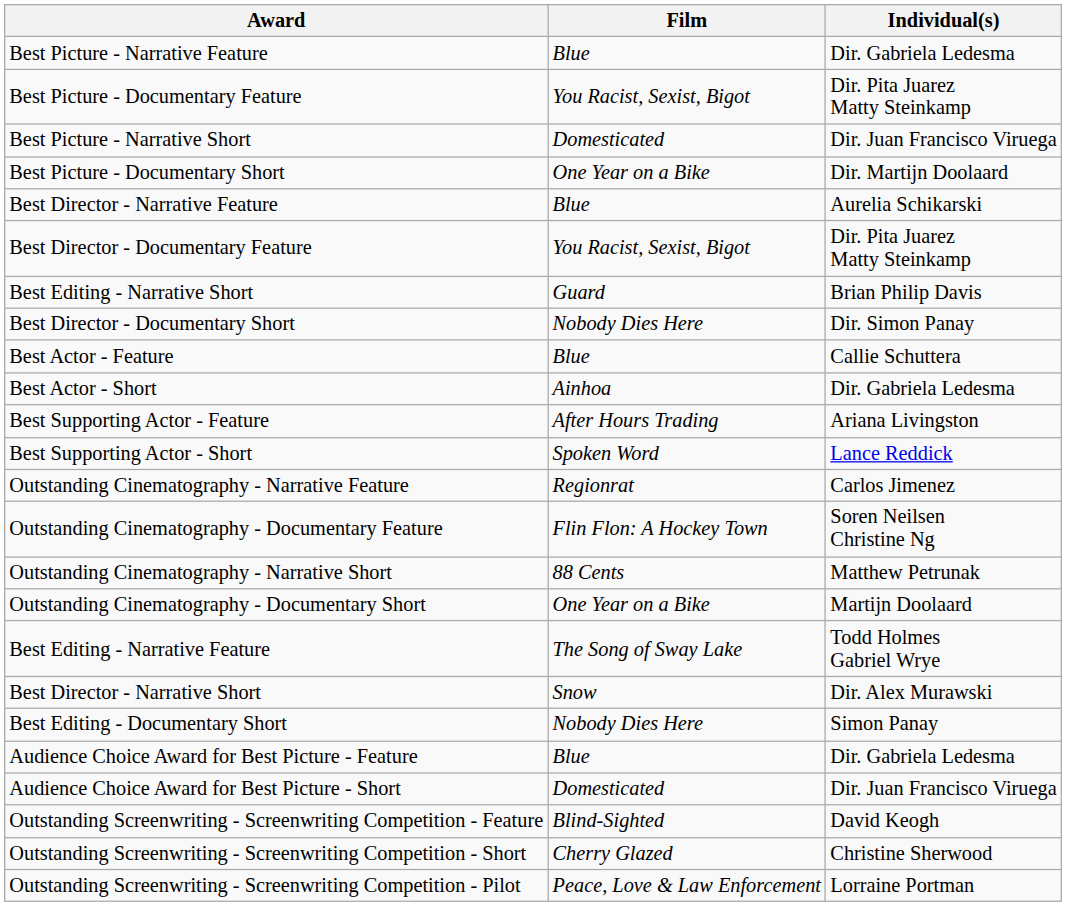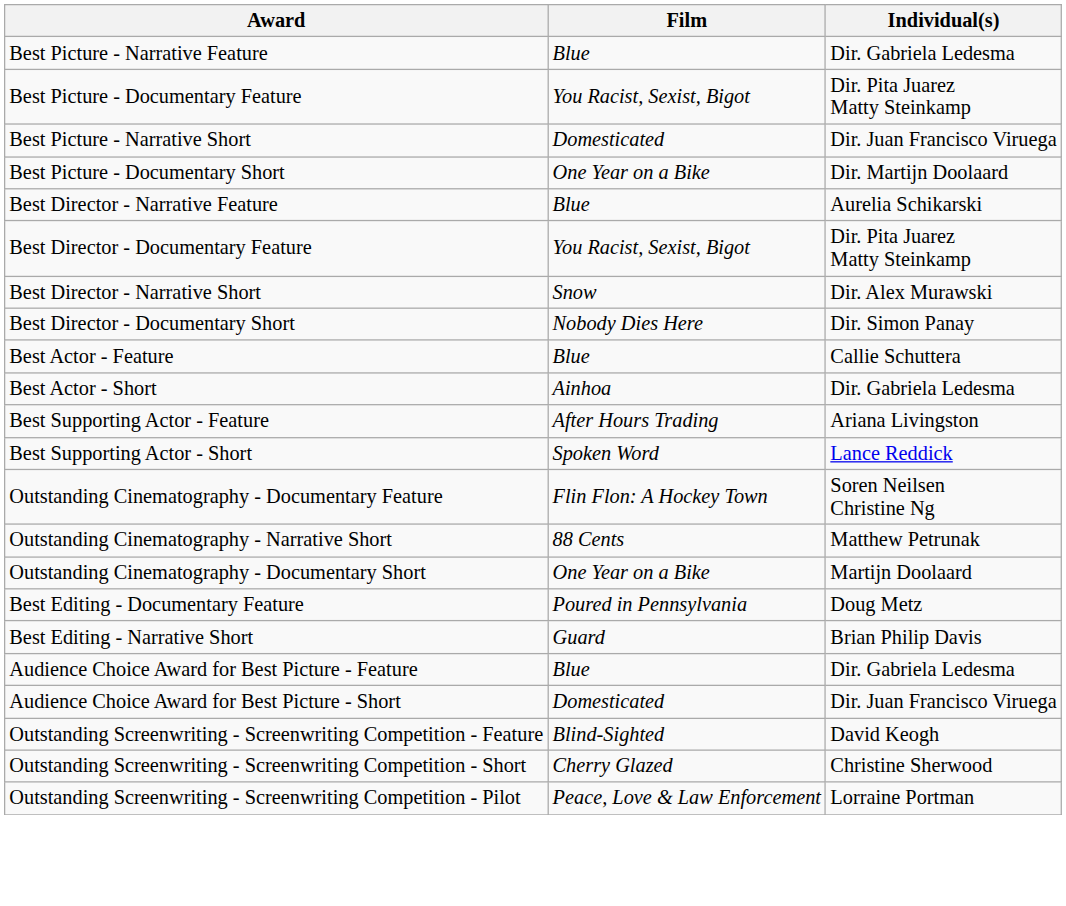rows swapped: (135, 692) <-> (131, 291)
- row: (209, 485)
- row: (140, 648)
+ row: (157, 604)
- row: (148, 724)
